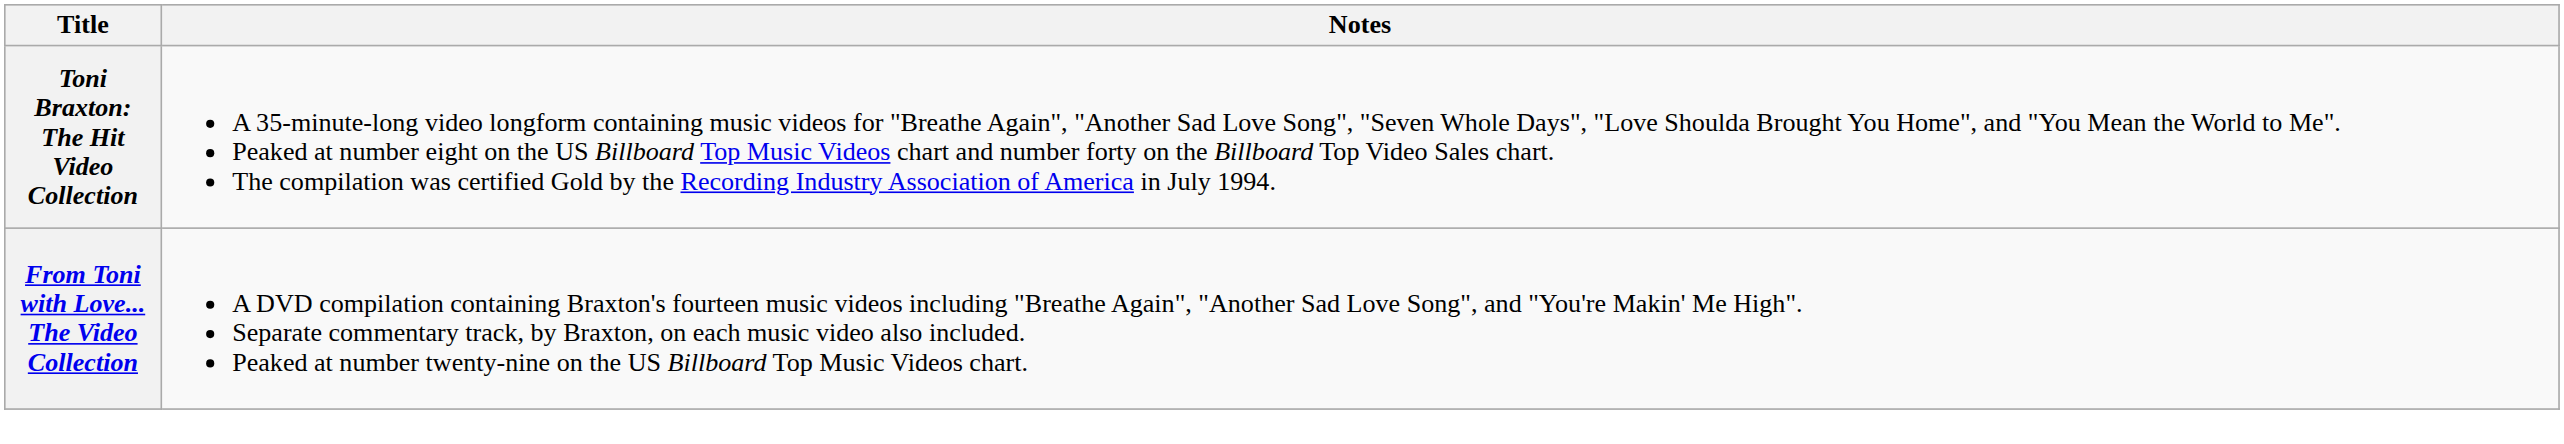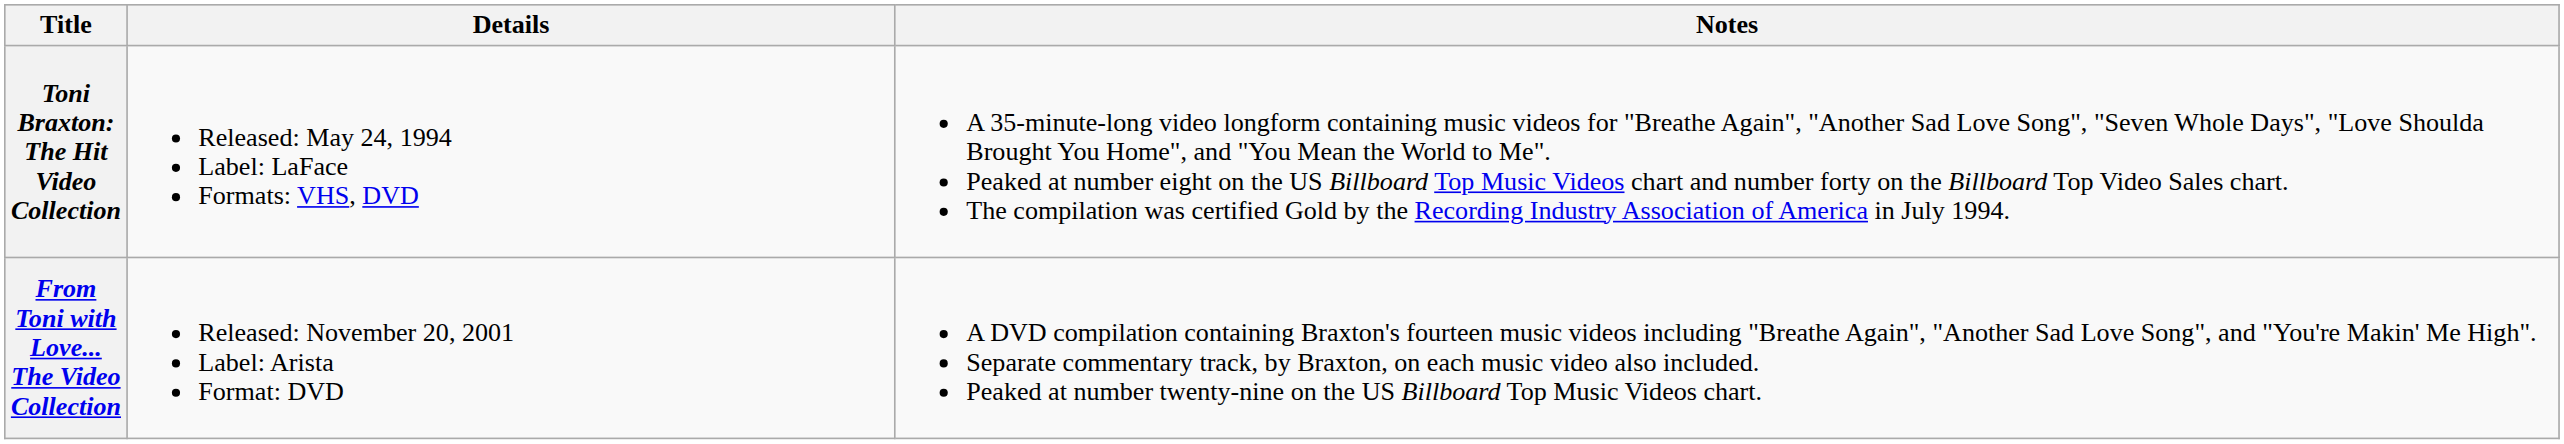+ column: (511, 25)
